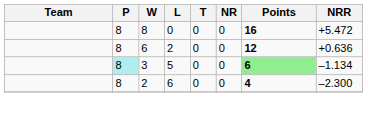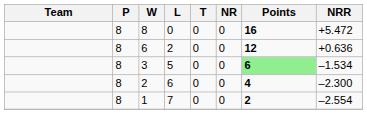(119, 65) paleturquoise background -> (119, 65) no background
(335, 65) –1.134 -> (335, 65) –1.534
+ row: (144, 100)
